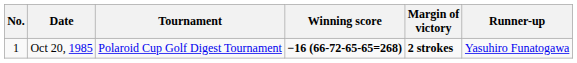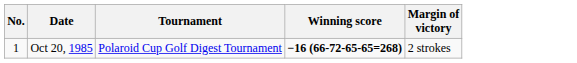- column: (517, 21)
(430, 48) bold -> (429, 48) normal
